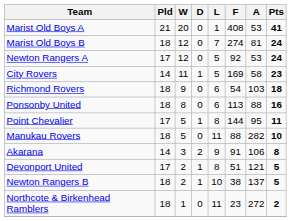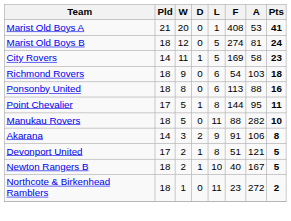(217, 43) 7 -> (217, 43) 5
- row: (47, 58)
(235, 182) 38 -> (235, 167) 40
(256, 182) 137 -> (256, 167) 167
